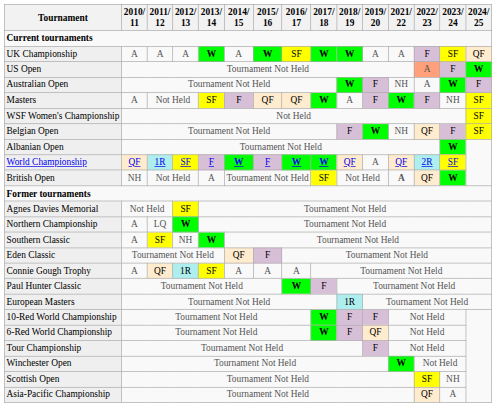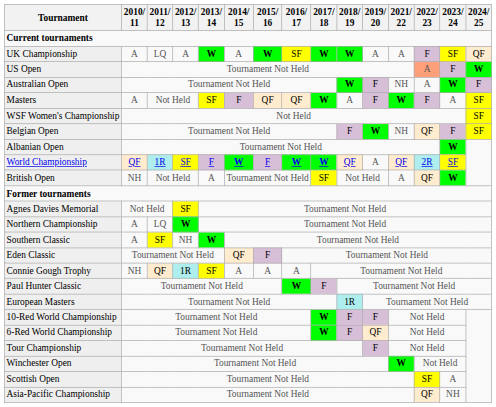(160, 53) A -> (160, 53) LQ
(453, 100) NH -> (453, 100) A
(401, 177) bold -> (401, 177) normal
(134, 270) A -> (134, 270) NH
(453, 378) NH -> (453, 378) A
(453, 394) A -> (453, 394) NH
